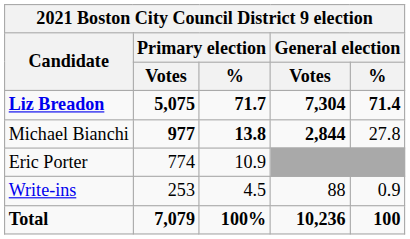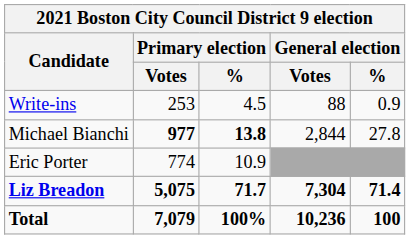rows swapped: (57, 104) <-> (43, 190)
(325, 133) bold -> (325, 133) normal
